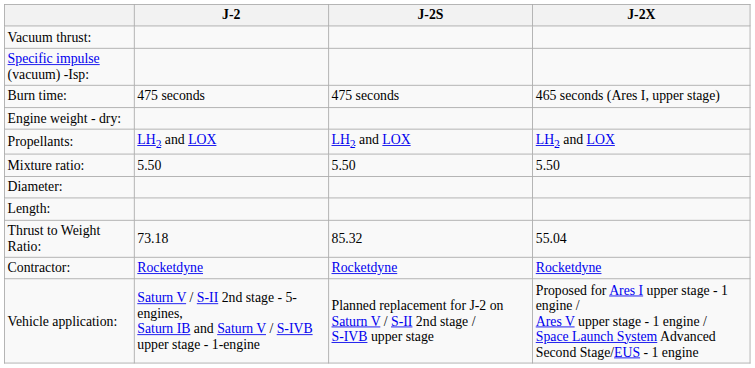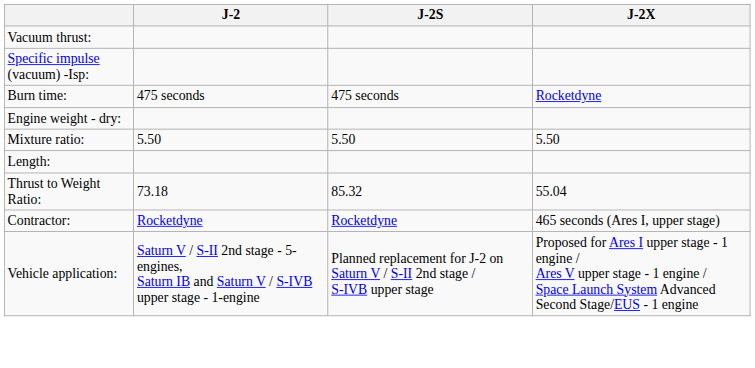(628, 96) 465 seconds (Ares I, upper stage) -> (568, 96) Rocketdyne
- row: (40, 141)
- row: (35, 187)
(569, 268) Rocketdyne -> (628, 220) 465 seconds (Ares I, upper stage)
